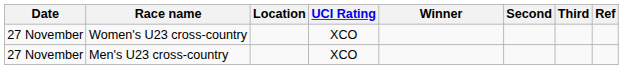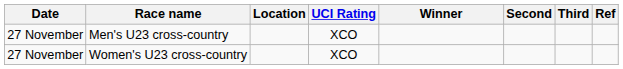rows swapped: (159, 54) <-> (168, 34)
